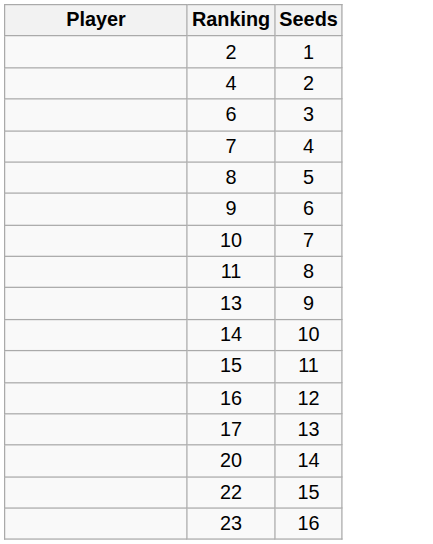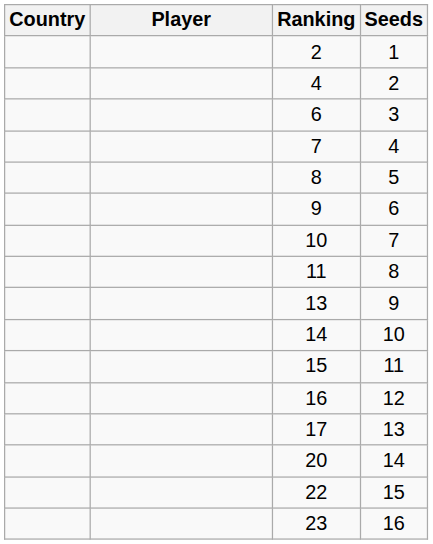+ column: (47, 20)
